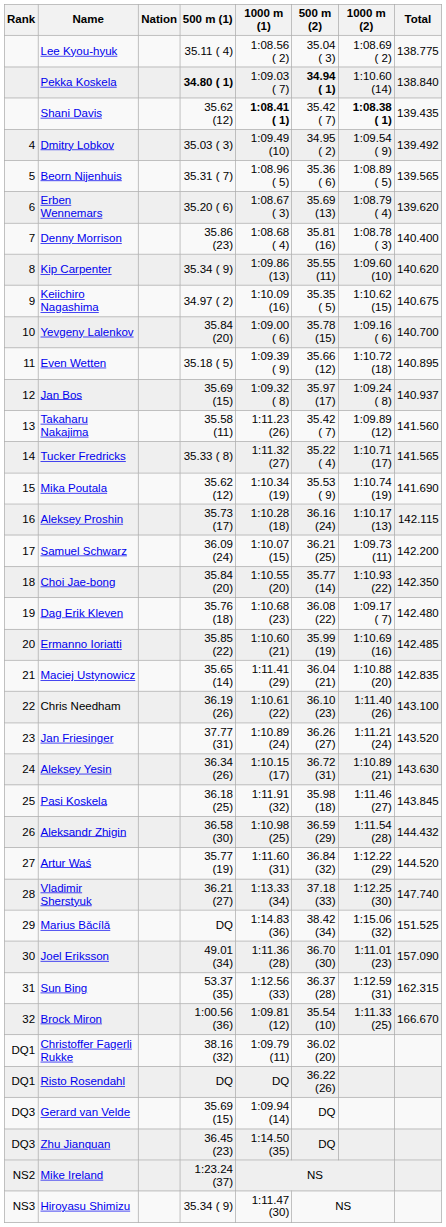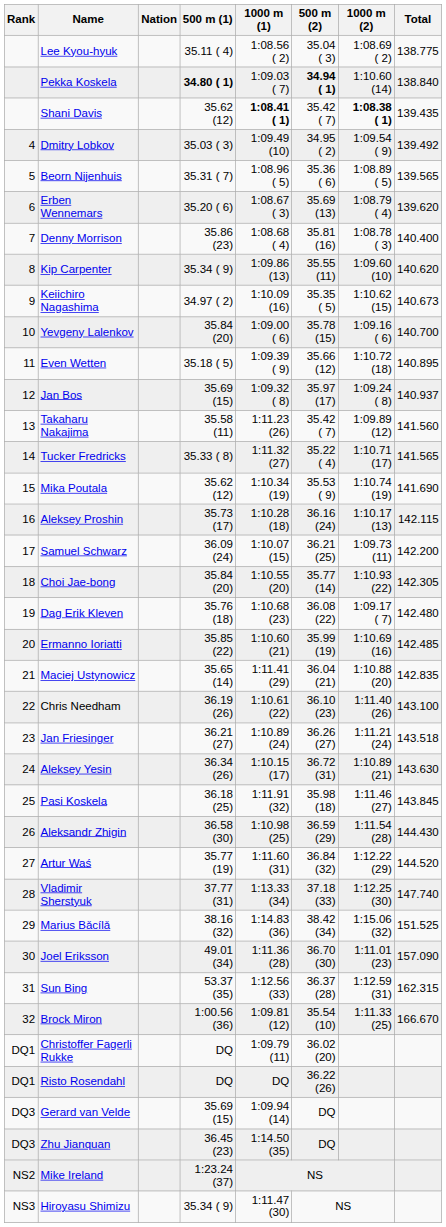(418, 301) 140.675 -> (418, 301) 140.673
(418, 582) 142.350 -> (418, 582) 142.305
(219, 738) 37.77 (31) -> (219, 738) 36.21 (27)
(418, 738) 143.520 -> (418, 738) 143.518
(418, 832) 144.432 -> (418, 832) 144.430
(219, 894) 36.21 (27) -> (219, 894) 37.77 (31)
(224, 925) DQ -> (219, 925) 38.16 (32)
(219, 1050) 38.16 (32) -> (224, 1050) DQ
